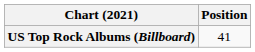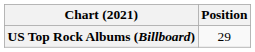(224, 36) 41 -> (224, 36) 29
